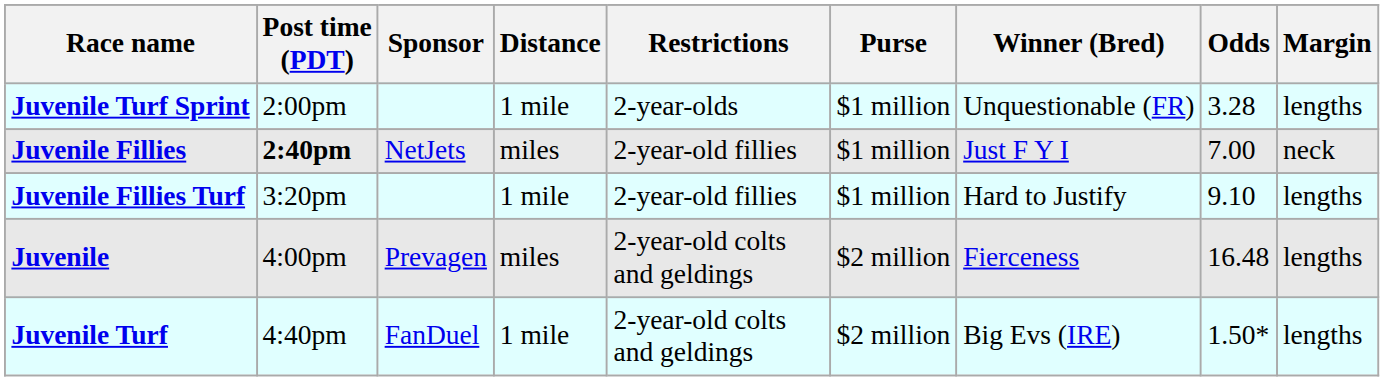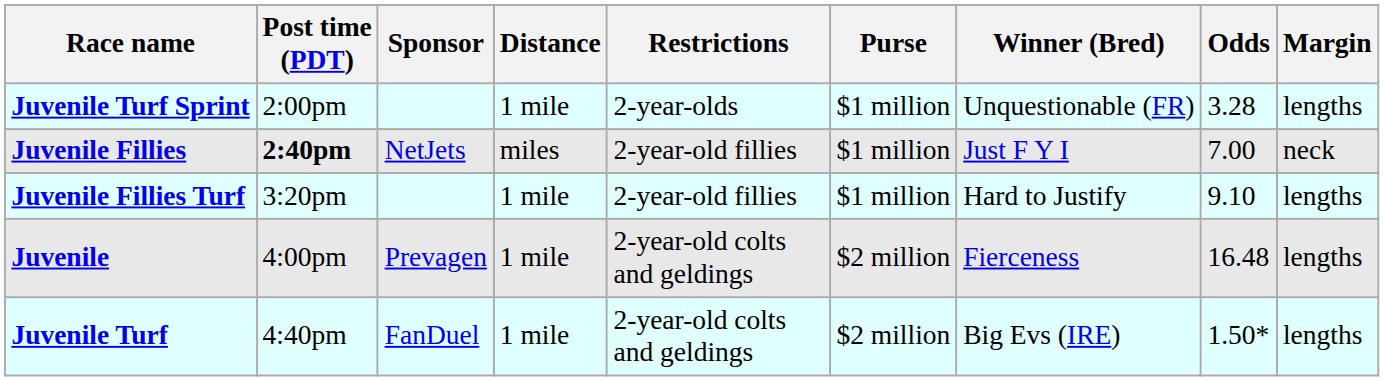(530, 257) miles -> (535, 257) 1 mile
